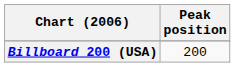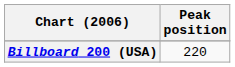(195, 52) 200 -> (195, 52) 220
